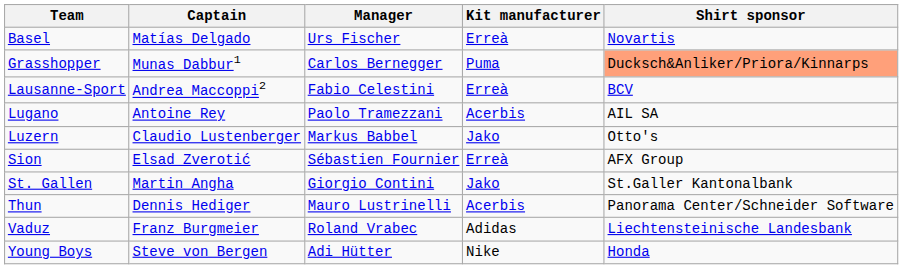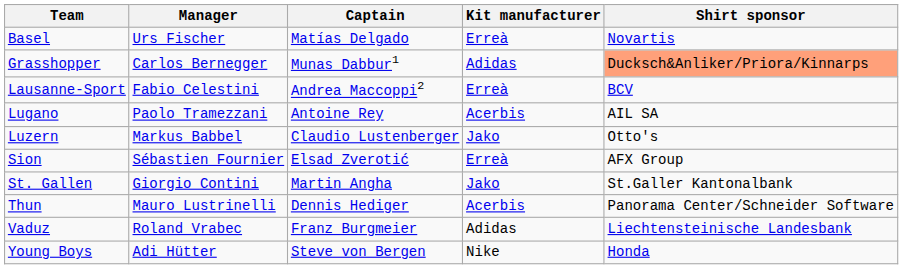columns swapped: (384, 16) <-> (217, 16)
(483, 64) Puma -> (491, 64) Adidas
